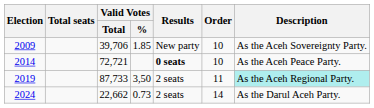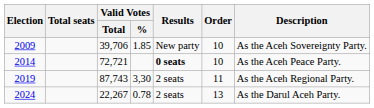(114, 78) 87,733 -> (114, 78) 87,743
(142, 78) 3,50 -> (142, 78) 3,30
(295, 78) paleturquoise background -> (295, 78) no background
(114, 95) 22,662 -> (114, 95) 22,267
(142, 95) 0.73 -> (142, 95) 0.78
(218, 95) 14 -> (218, 95) 13
